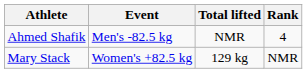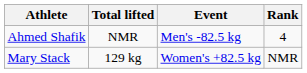columns swapped: (142, 15) <-> (230, 15)
